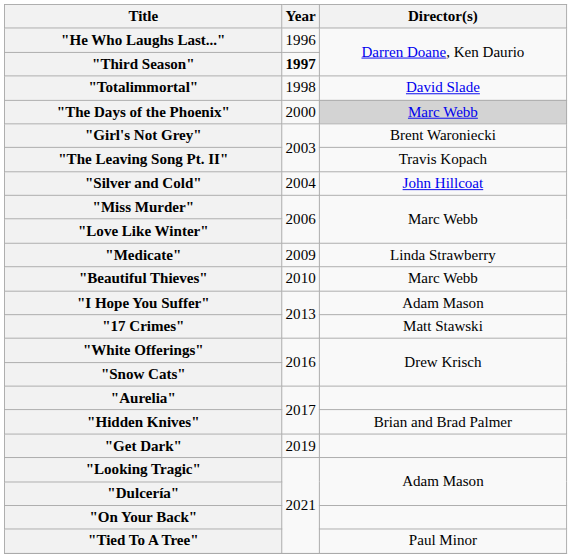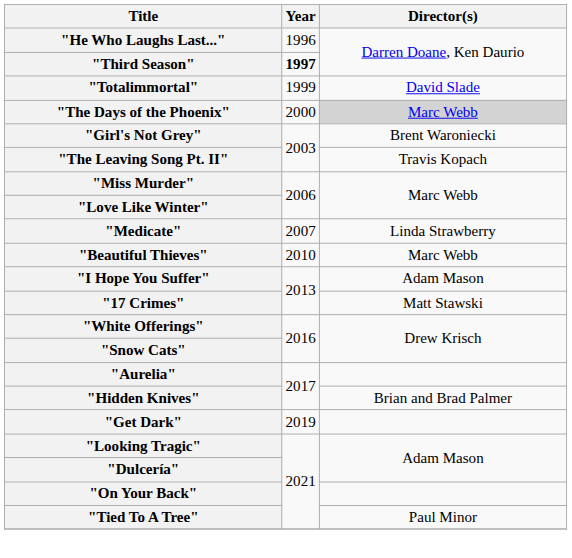(301, 87) 1998 -> (301, 87) 1999
- row: (143, 183)
(301, 254) 2009 -> (301, 231) 2007
